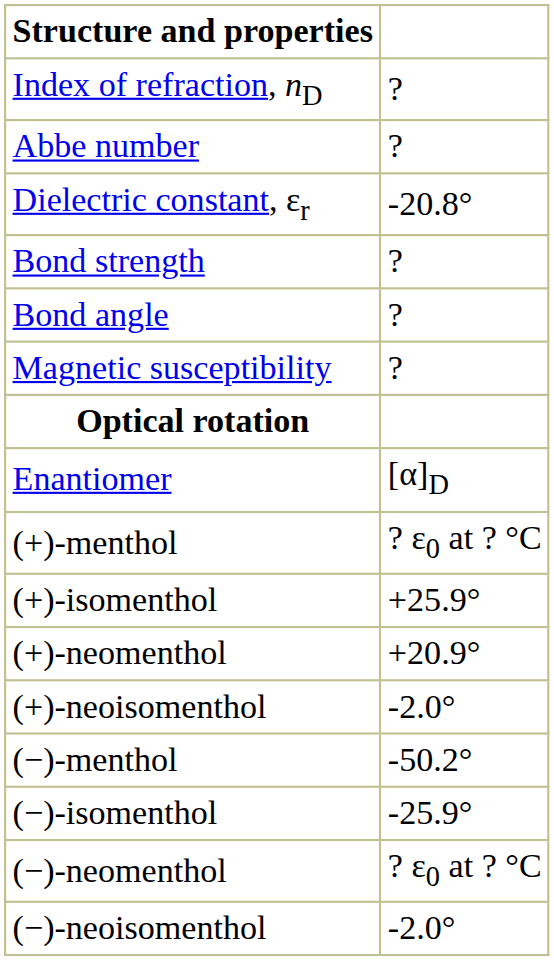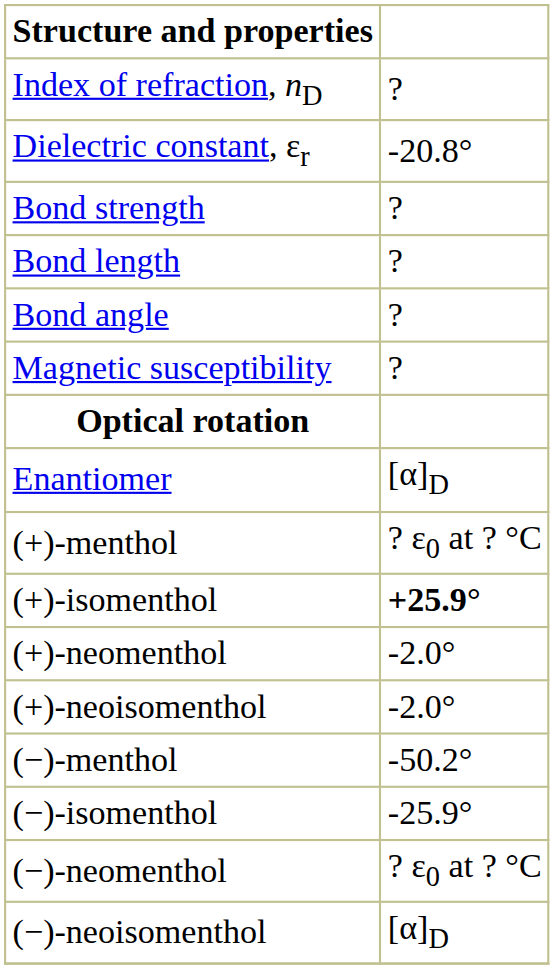- row: (106, 146)
+ row: (96, 261)
(434, 599) normal -> (434, 599) bold
(434, 652) +20.9° -> (422, 652) -2.0°
(422, 927) -2.0° -> (418, 932) [α]D
